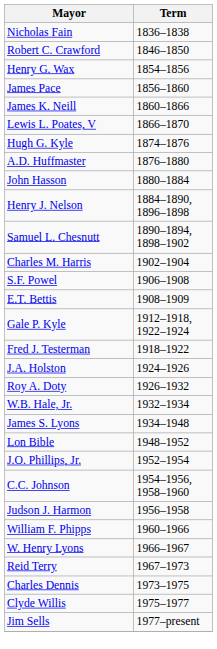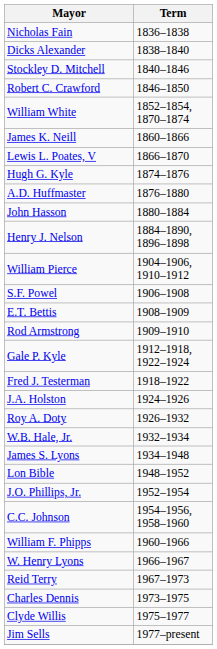+ row: (46, 50)
+ row: (56, 69)
+ row: (42, 112)
- row: (41, 69)
- row: (34, 87)
- row: (53, 237)
- row: (49, 262)
+ row: (42, 268)
+ row: (43, 331)
- row: (49, 510)
